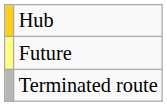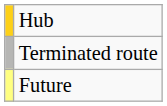rows swapped: (45, 52) <-> (88, 85)
